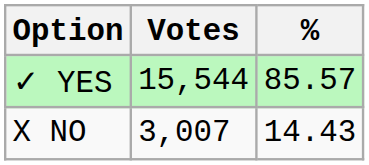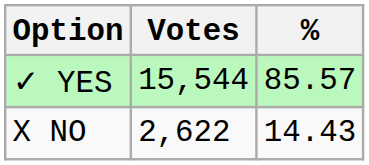(184, 133) 3,007 -> (184, 133) 2,622
